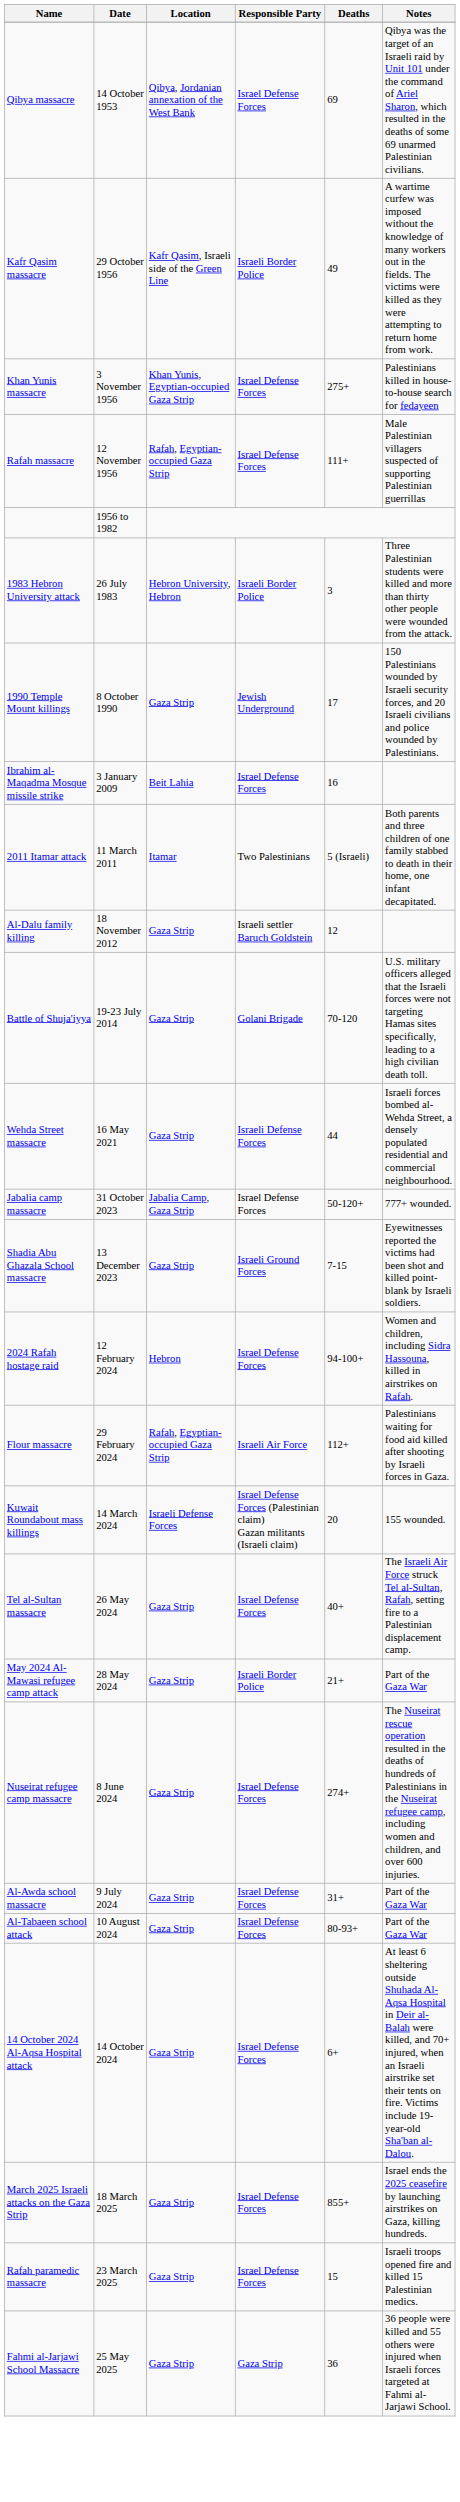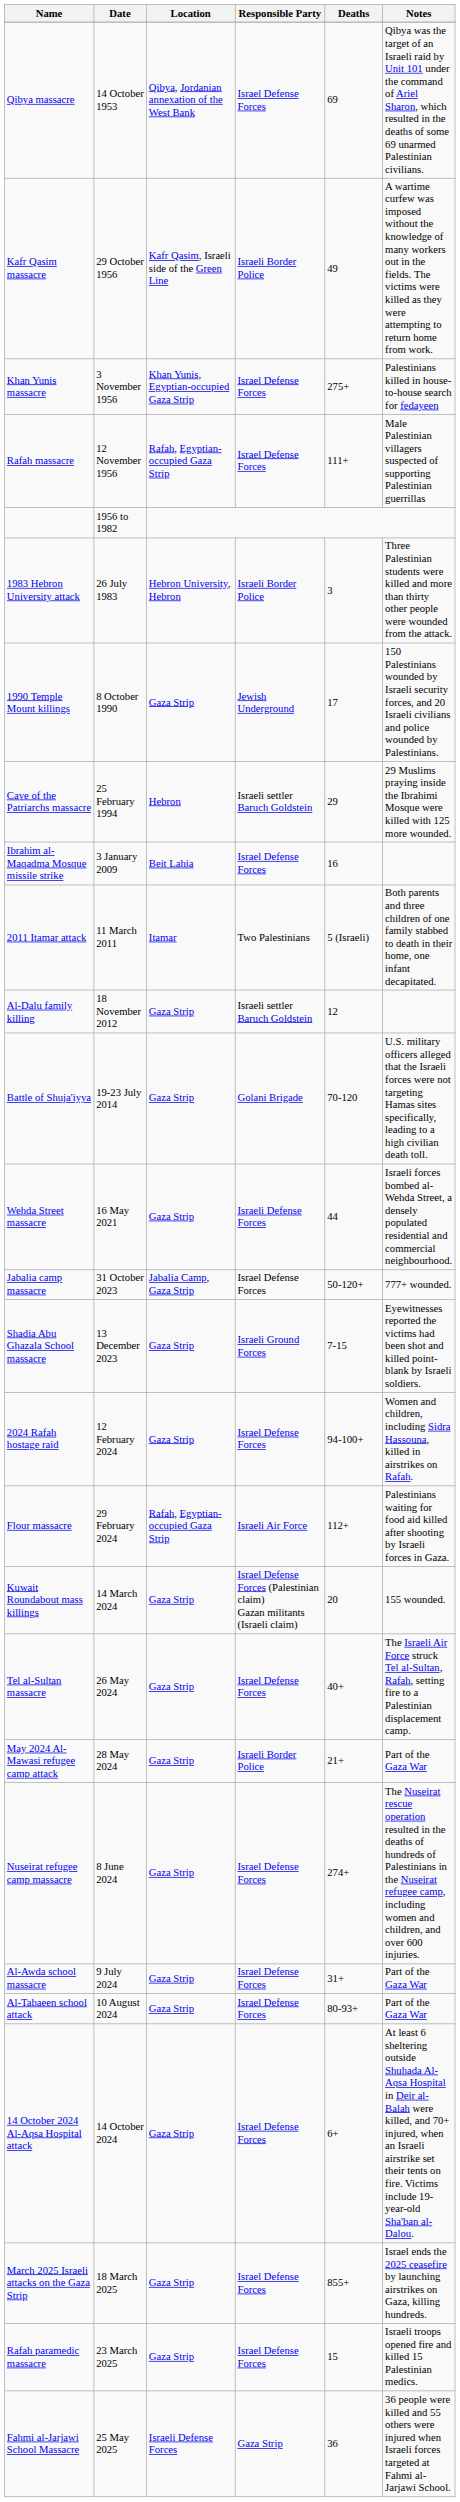+ row: (49, 802)
(165, 1359) Hebron -> (171, 1439) Gaza Strip
(181, 1520) Israeli Defense Forces -> (171, 1600) Gaza Strip
(171, 2363) Gaza Strip -> (181, 2444) Israeli Defense Forces
